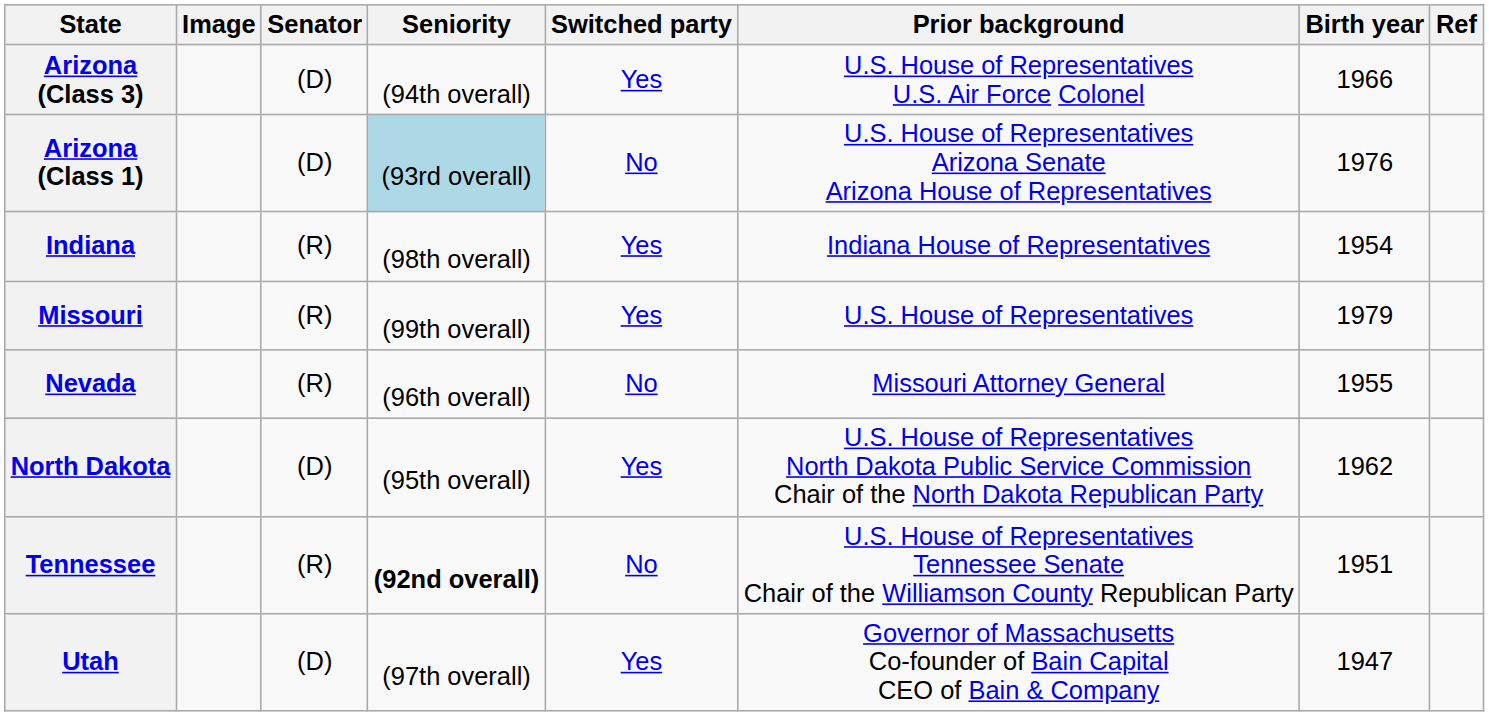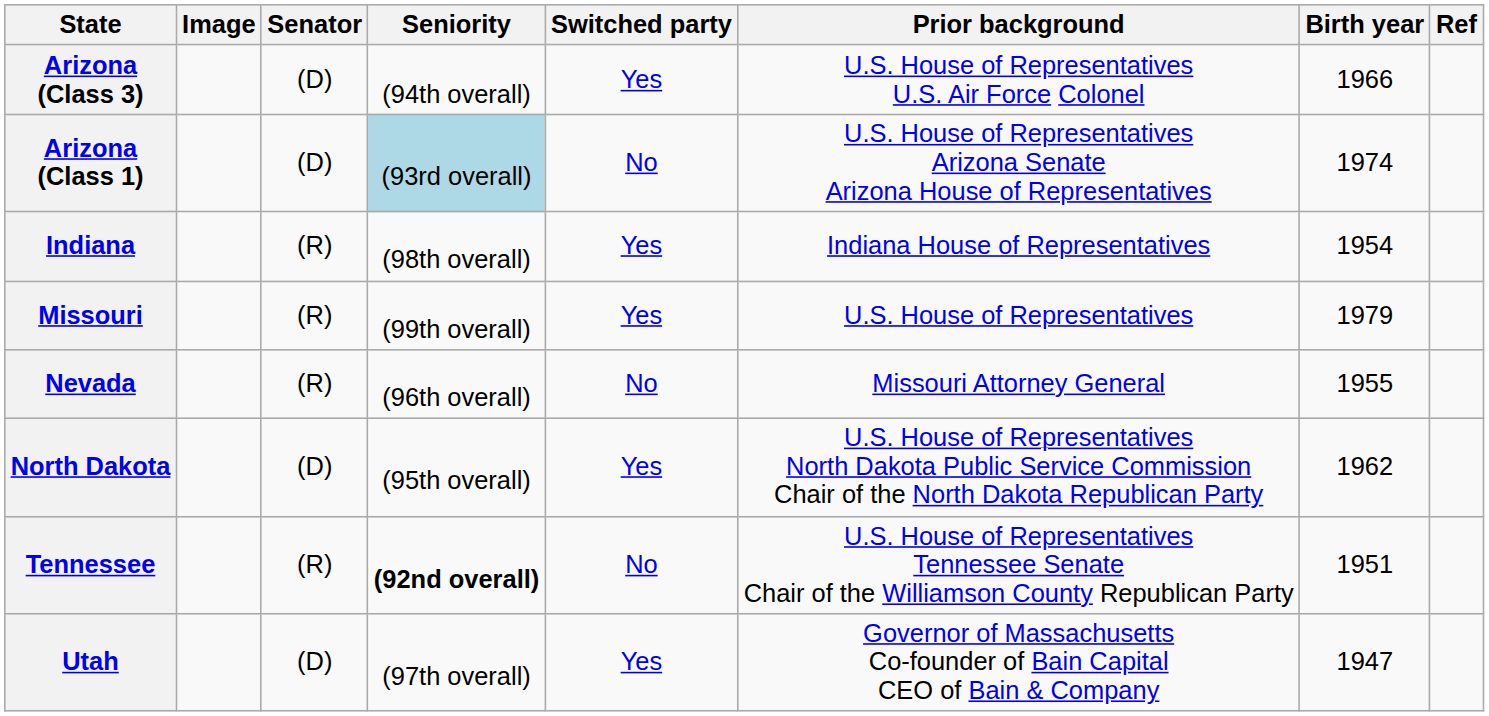(1365, 162) 1976 -> (1365, 162) 1974
